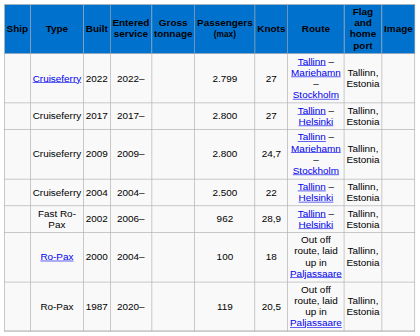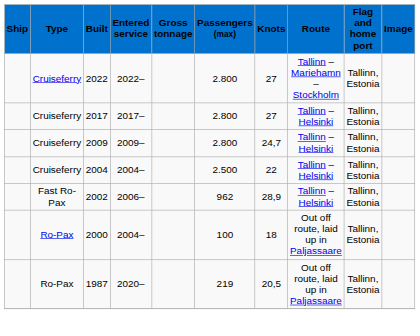(225, 78) 2.799 -> (225, 78) 2.800
(316, 154) Tallinn – Mariehamn – Stockholm -> (316, 143) Tallinn – Helsinki
(225, 306) 119 -> (225, 284) 219
